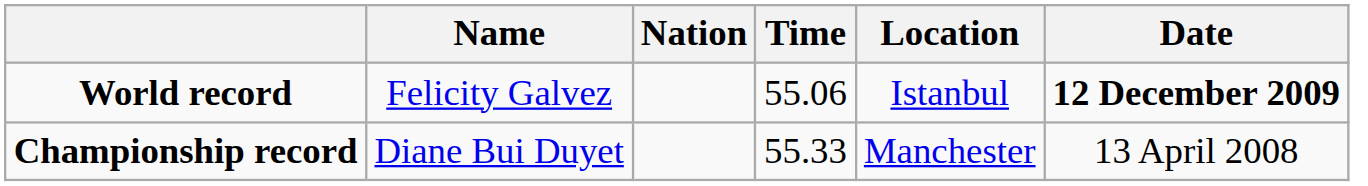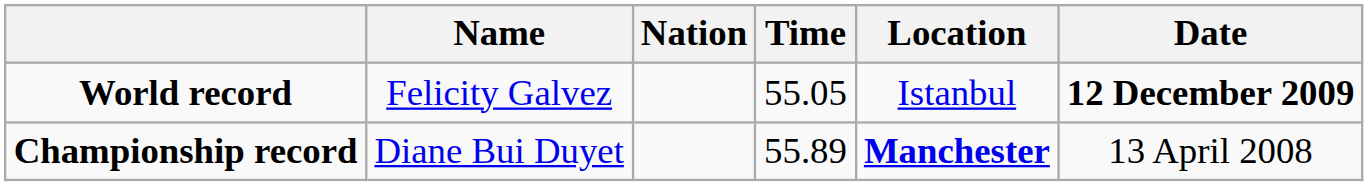(806, 92) 55.06 -> (806, 92) 55.05
(806, 150) 55.33 -> (806, 150) 55.89
(950, 150) normal -> (957, 150) bold
